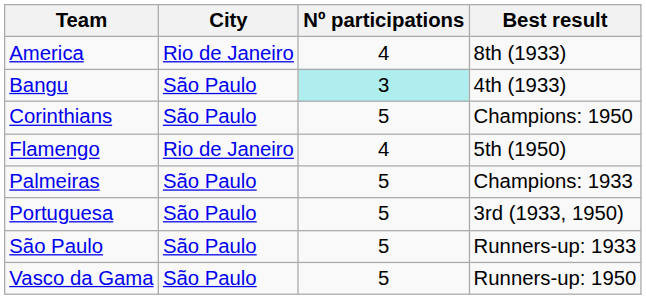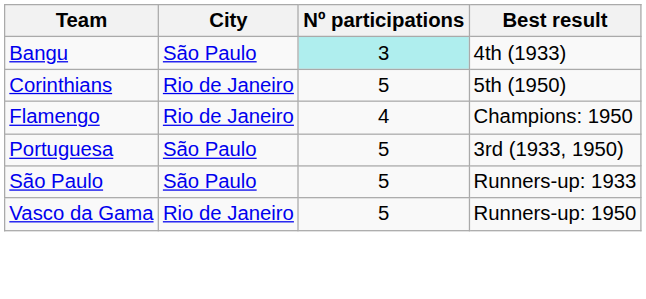- row: (47, 52)
(210, 117) São Paulo -> (228, 85) Rio de Janeiro
(553, 117) Champions: 1950 -> (520, 85) 5th (1950)
(520, 149) 5th (1950) -> (553, 117) Champions: 1950
- row: (54, 181)
(210, 278) São Paulo -> (228, 213) Rio de Janeiro
